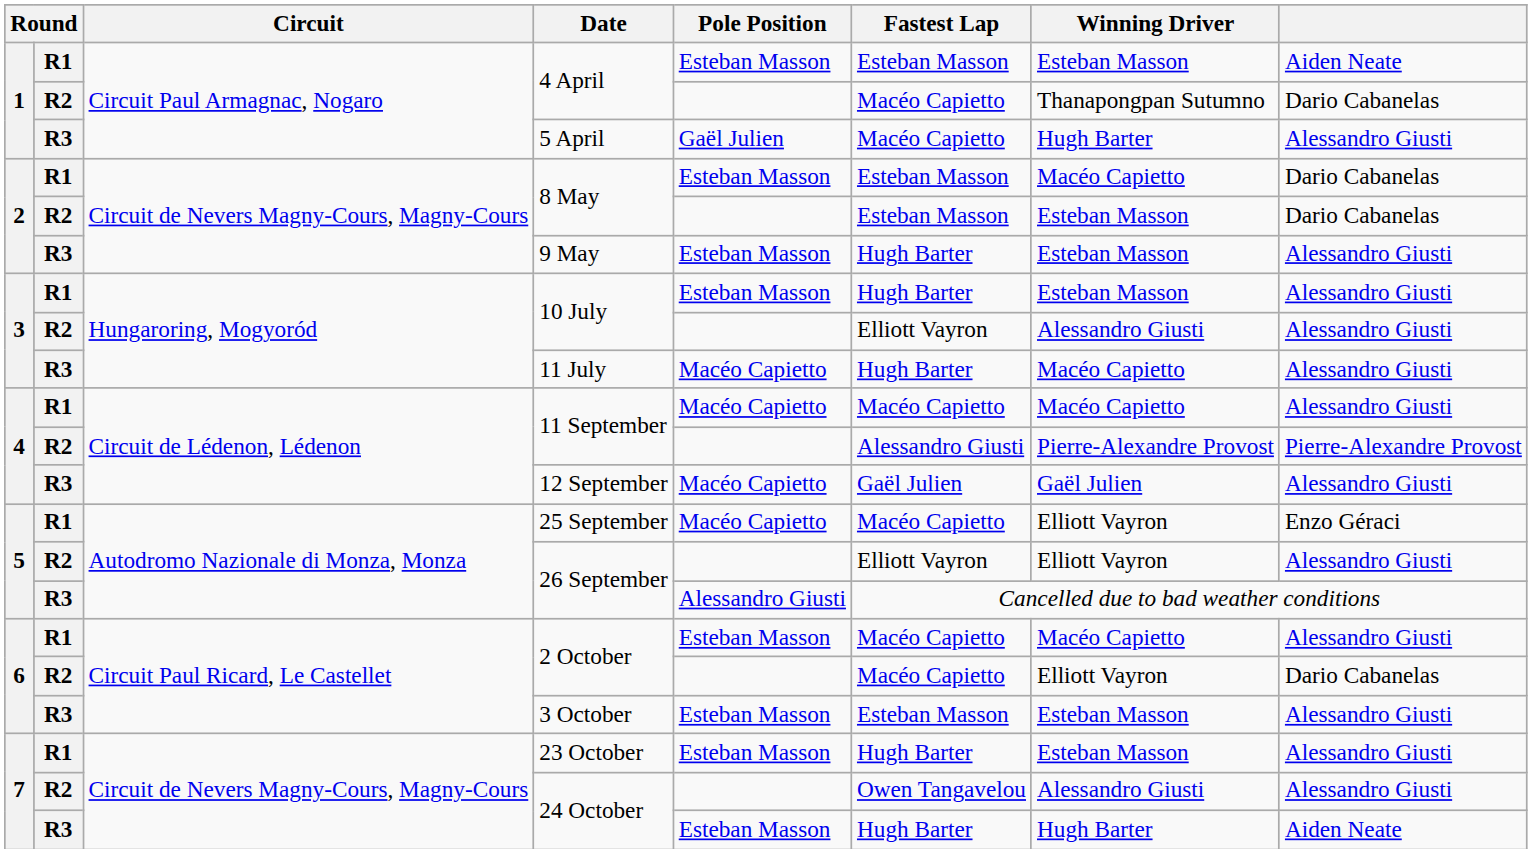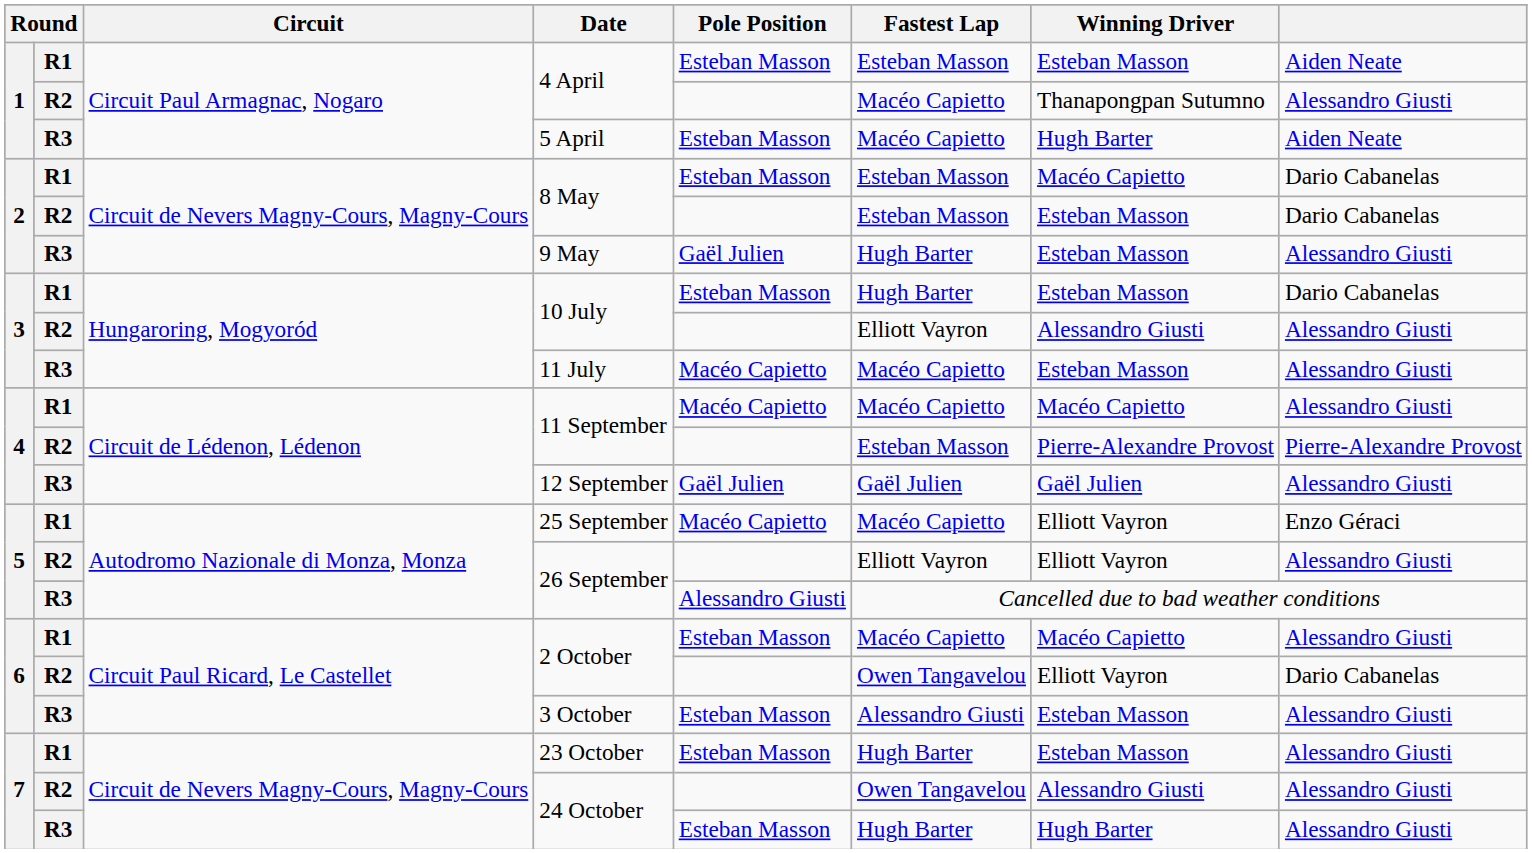(1362, 100) Dario Cabanelas -> (1369, 100) Alessandro Giusti
(731, 138) Gaël Julien -> (755, 138) Esteban Masson
(1369, 138) Alessandro Giusti -> (1343, 138) Aiden Neate
(755, 253) Esteban Masson -> (731, 253) Gaël Julien
(1369, 291) Alessandro Giusti -> (1362, 291) Dario Cabanelas
(915, 368) Hugh Barter -> (931, 368) Macéo Capietto
(1111, 368) Macéo Capietto -> (1113, 368) Esteban Masson
(941, 445) Alessandro Giusti -> (933, 445) Esteban Masson
(753, 483) Macéo Capietto -> (731, 483) Gaël Julien
(931, 675) Macéo Capietto -> (941, 675) Owen Tangavelou
(933, 713) Esteban Masson -> (941, 713) Alessandro Giusti
(1343, 829) Aiden Neate -> (1369, 829) Alessandro Giusti
